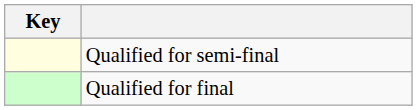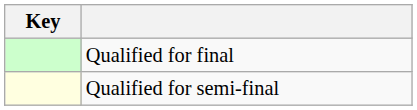rows swapped: (160, 88) <-> (183, 55)
